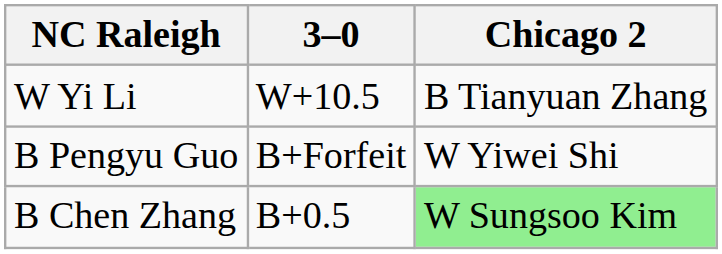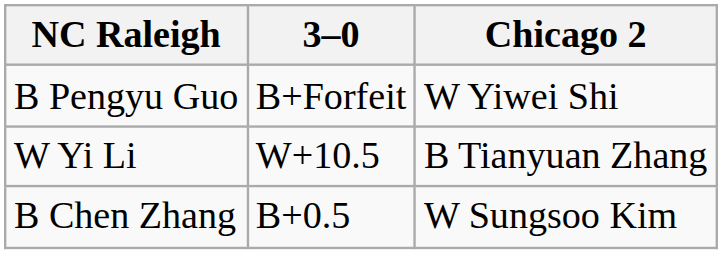rows swapped: (126, 155) <-> (75, 95)
(550, 215) lightgreen background -> (550, 215) no background
